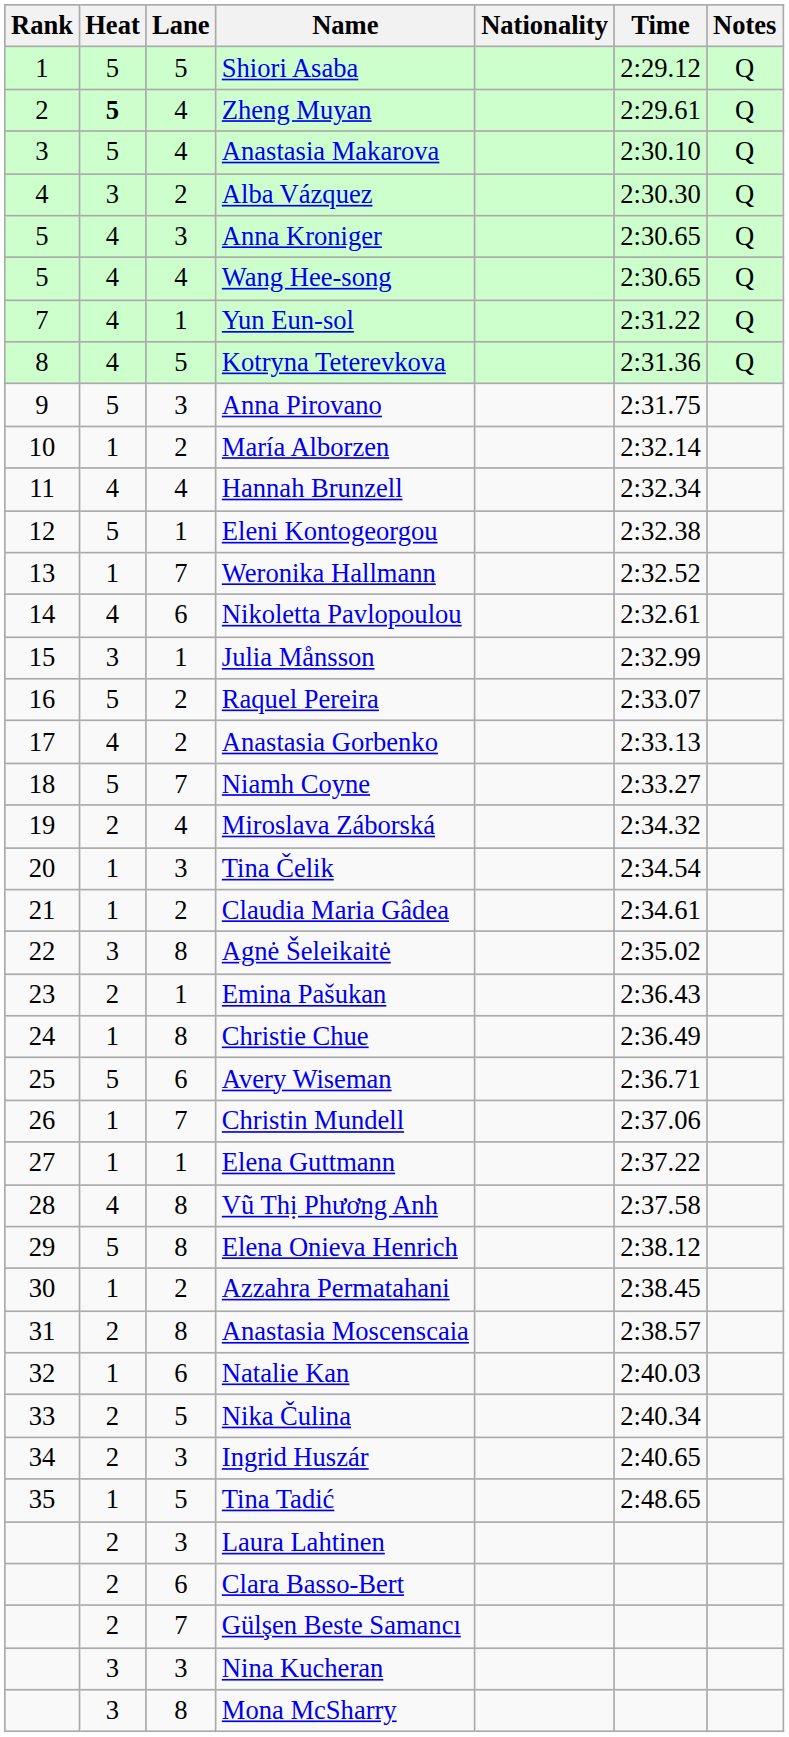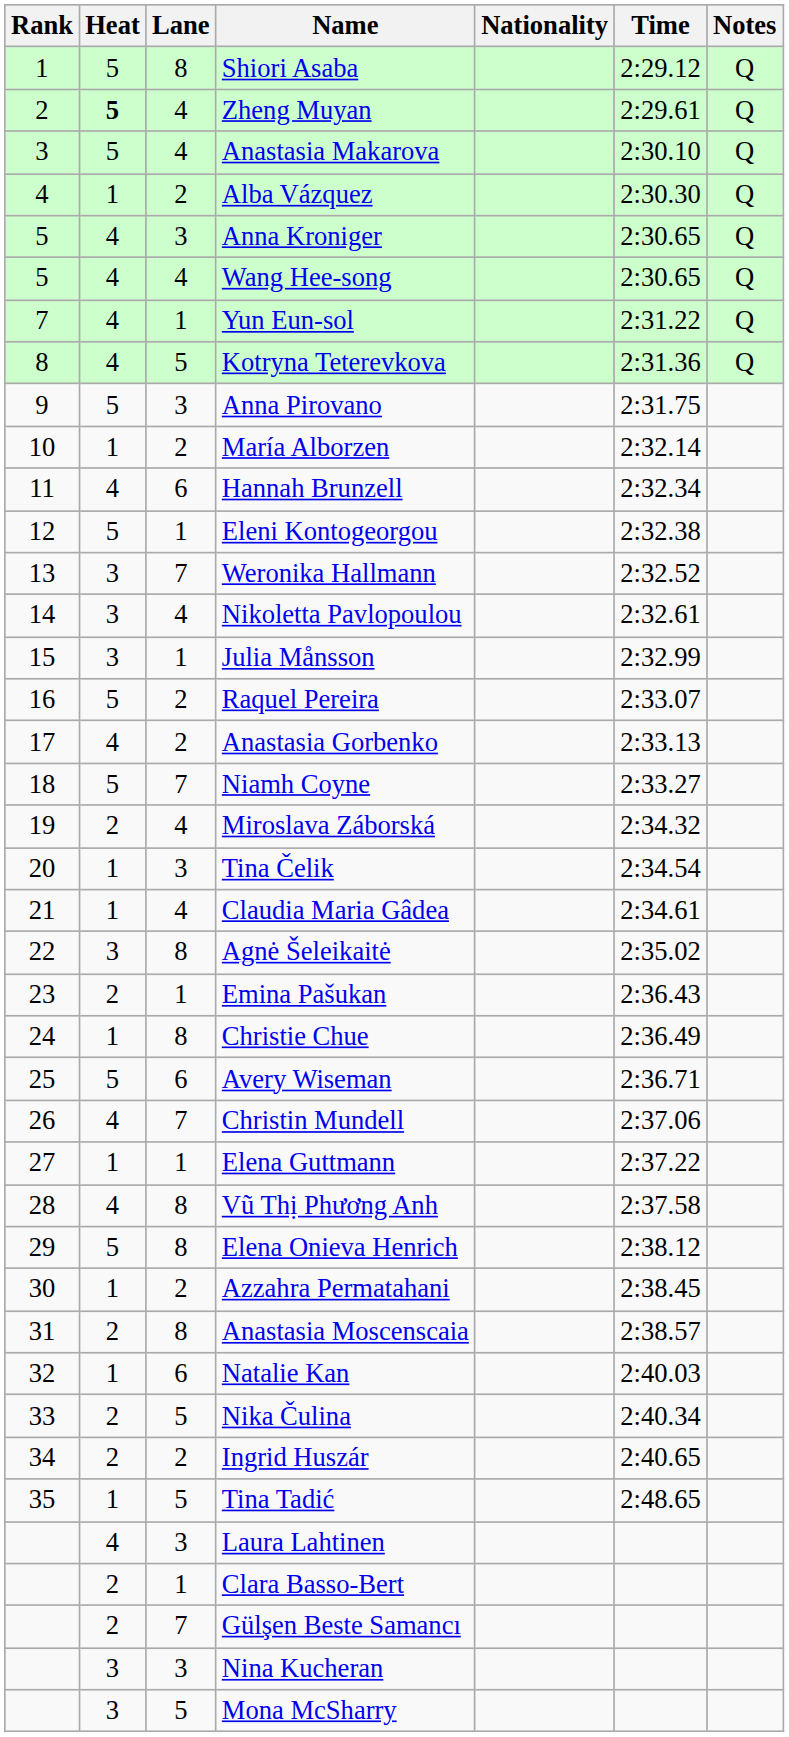(181, 67) 5 -> (181, 67) 8
(112, 194) 3 -> (112, 194) 1
(181, 488) 4 -> (181, 488) 6
(112, 573) 1 -> (112, 573) 3
(112, 615) 4 -> (112, 615) 3
(181, 615) 6 -> (181, 615) 4
(181, 910) 2 -> (181, 910) 4
(112, 1120) 1 -> (112, 1120) 4
(181, 1457) 3 -> (181, 1457) 2
(112, 1541) 2 -> (112, 1541) 4
(181, 1584) 6 -> (181, 1584) 1
(181, 1710) 8 -> (181, 1710) 5
